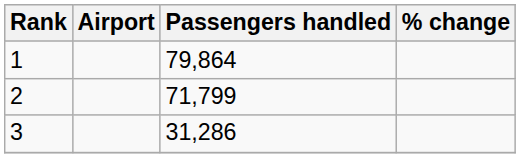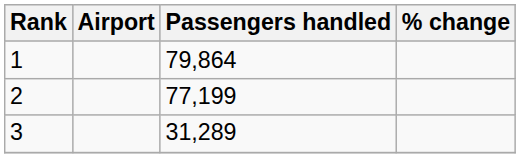(201, 96) 71,799 -> (201, 96) 77,199
(201, 133) 31,286 -> (201, 133) 31,289
